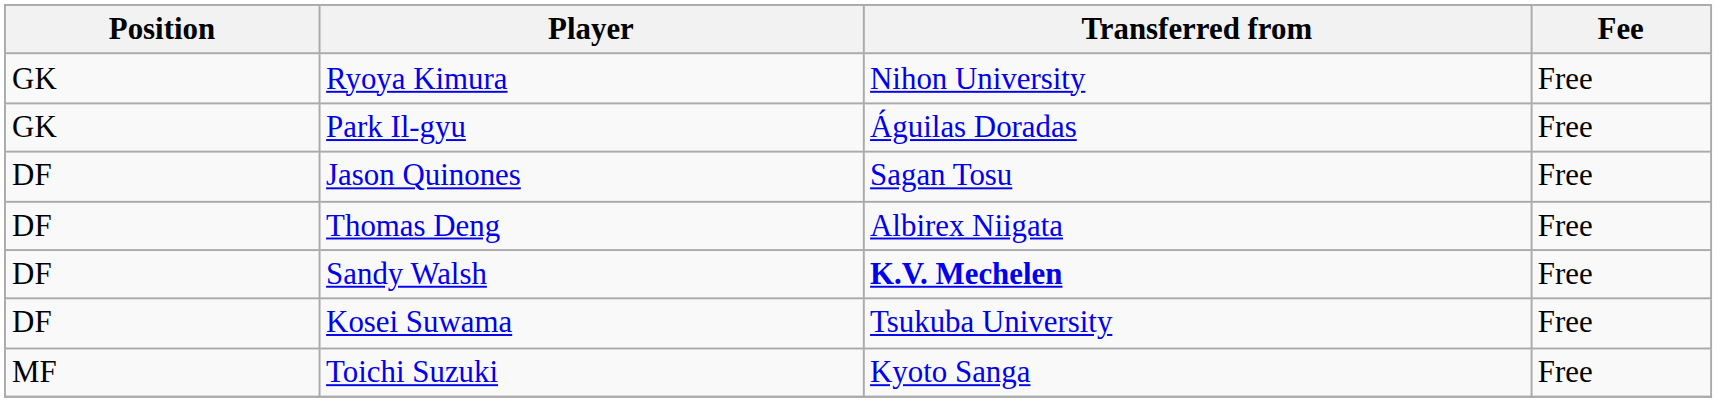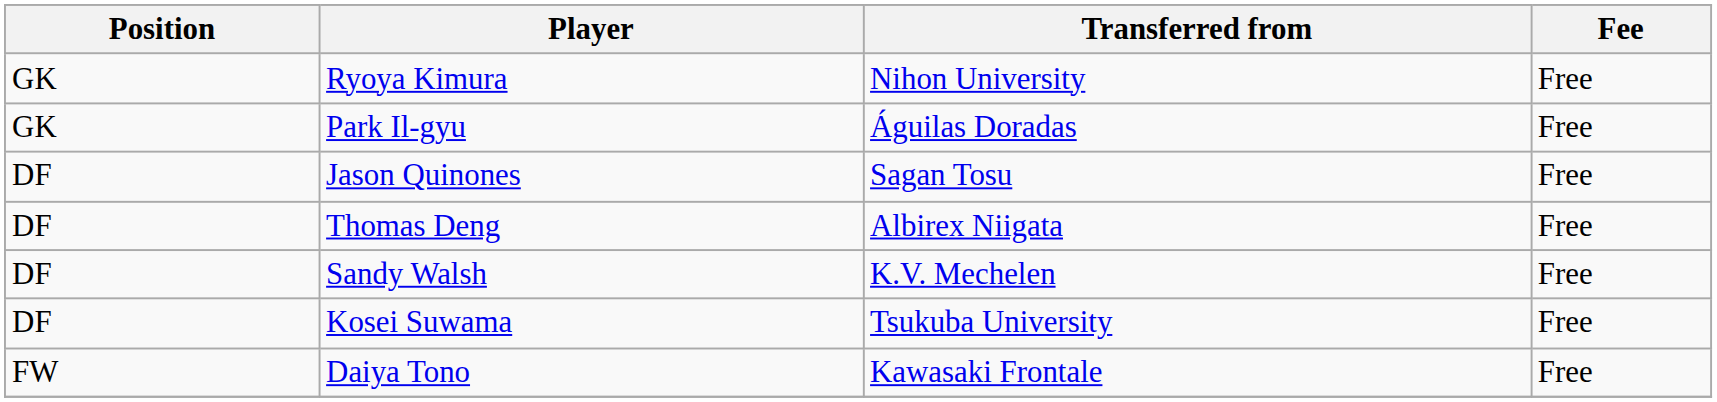(966, 273) bold -> (963, 273) normal
- row: (412, 371)
+ row: (398, 371)
